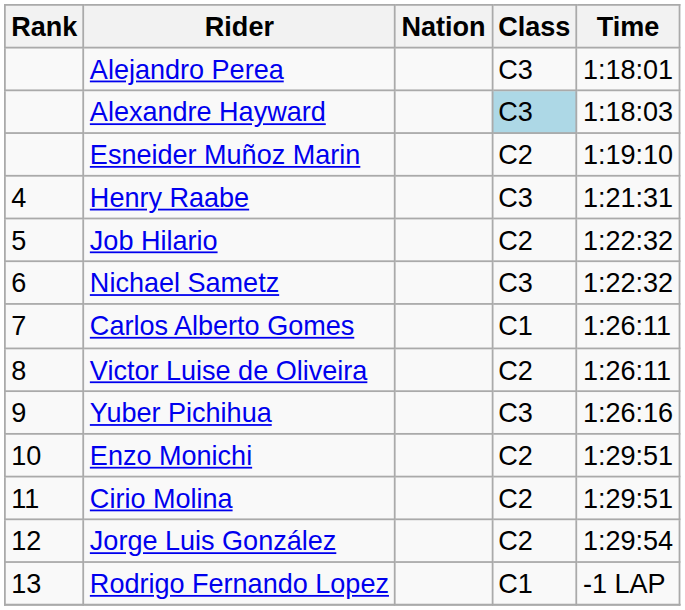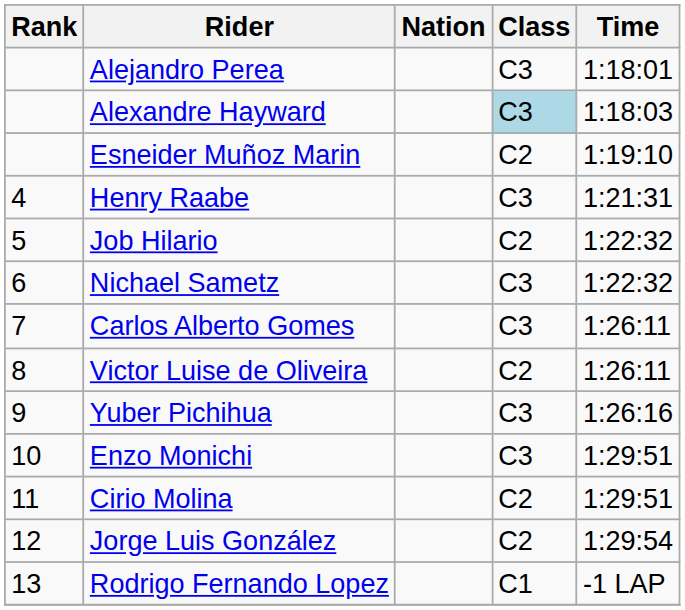(515, 326) C1 -> (515, 326) C3
(515, 455) C2 -> (515, 455) C3
